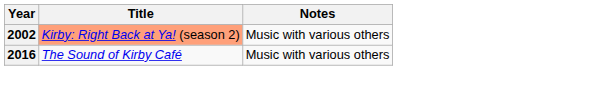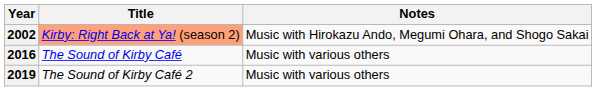(318, 34) Music with various others -> (417, 34) Music with Hirokazu Ando, Megumi Ohara, and Shogo Sakai
+ row: (22, 75)
